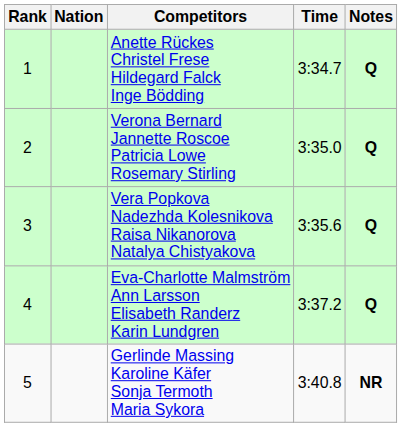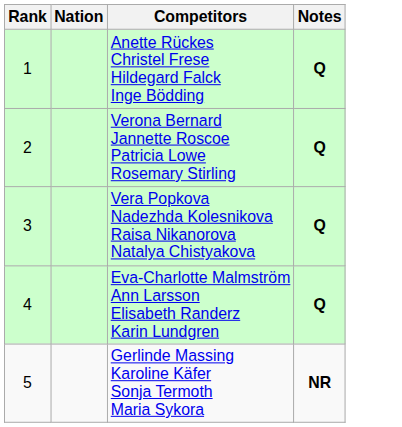- column: (320, 17)
